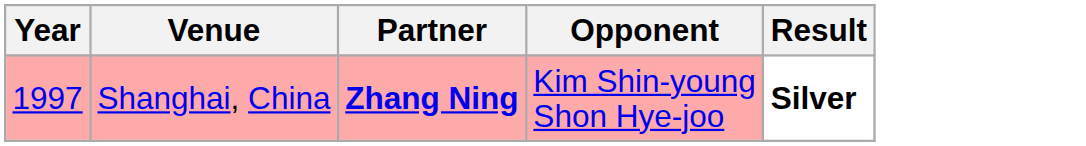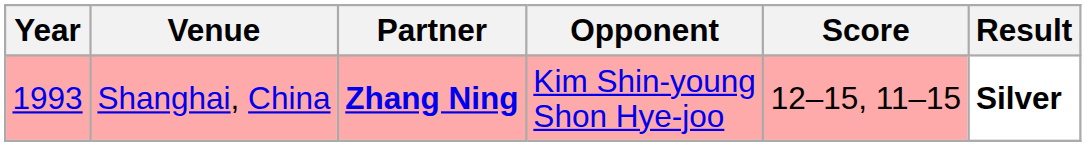+ column: (866, 30)
(48, 98) 1997 -> (48, 98) 1993
